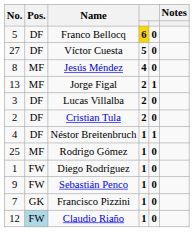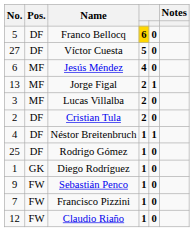(15, 67) 8 -> (15, 67) 6
(36, 101) DF -> (36, 101) MF
(36, 151) MF -> (36, 151) DF
(36, 168) FW -> (36, 168) GK
(36, 201) GK -> (36, 201) FW
(36, 218) lightblue background -> (36, 218) no background
